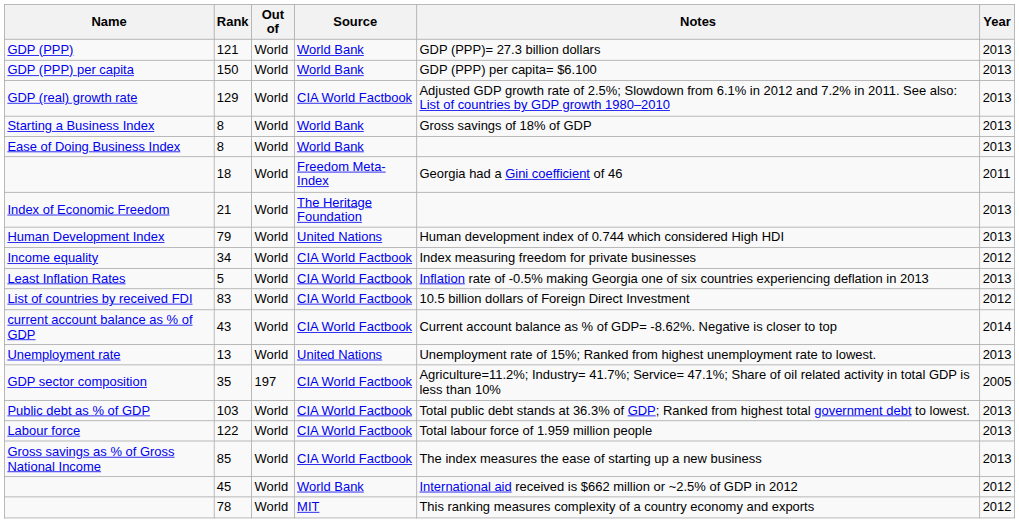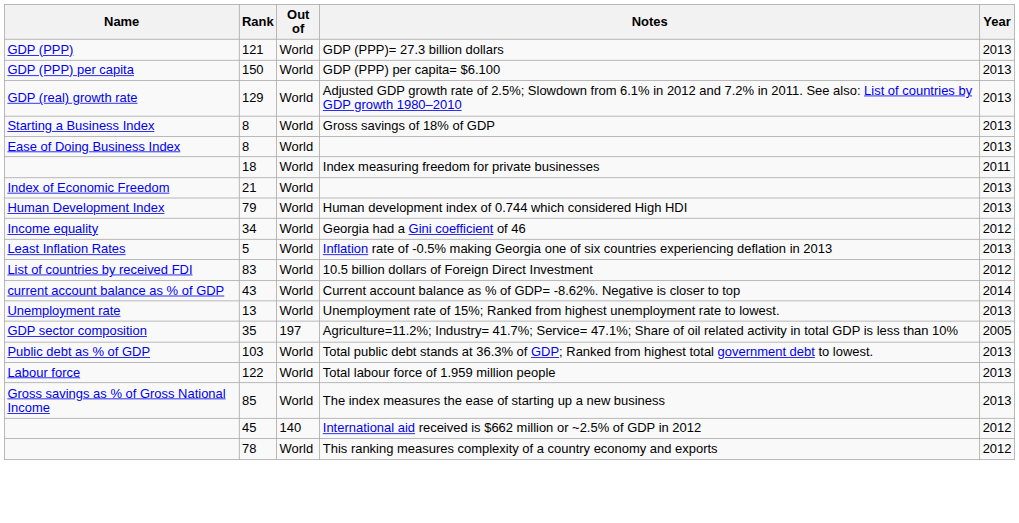- column: (355, 22)
(521, 174) Georgia had a Gini coefficient of 46 -> (461, 167) Index measuring freedom for private businesses
(558, 258) Index measuring freedom for private businesses -> (424, 228) Georgia had a Gini coefficient of 46
(271, 486) World -> (290, 428) 140
